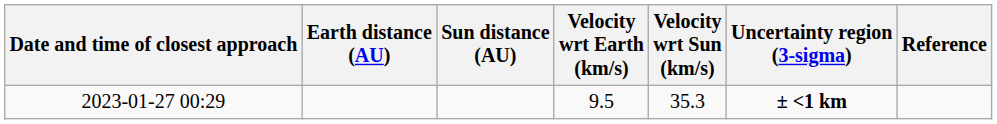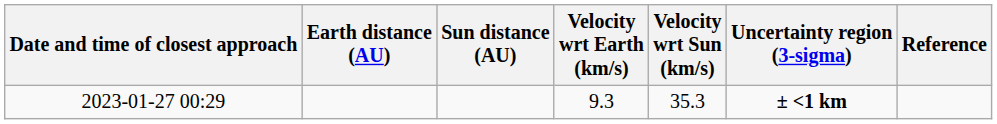(601, 101) 9.5 -> (601, 101) 9.3
